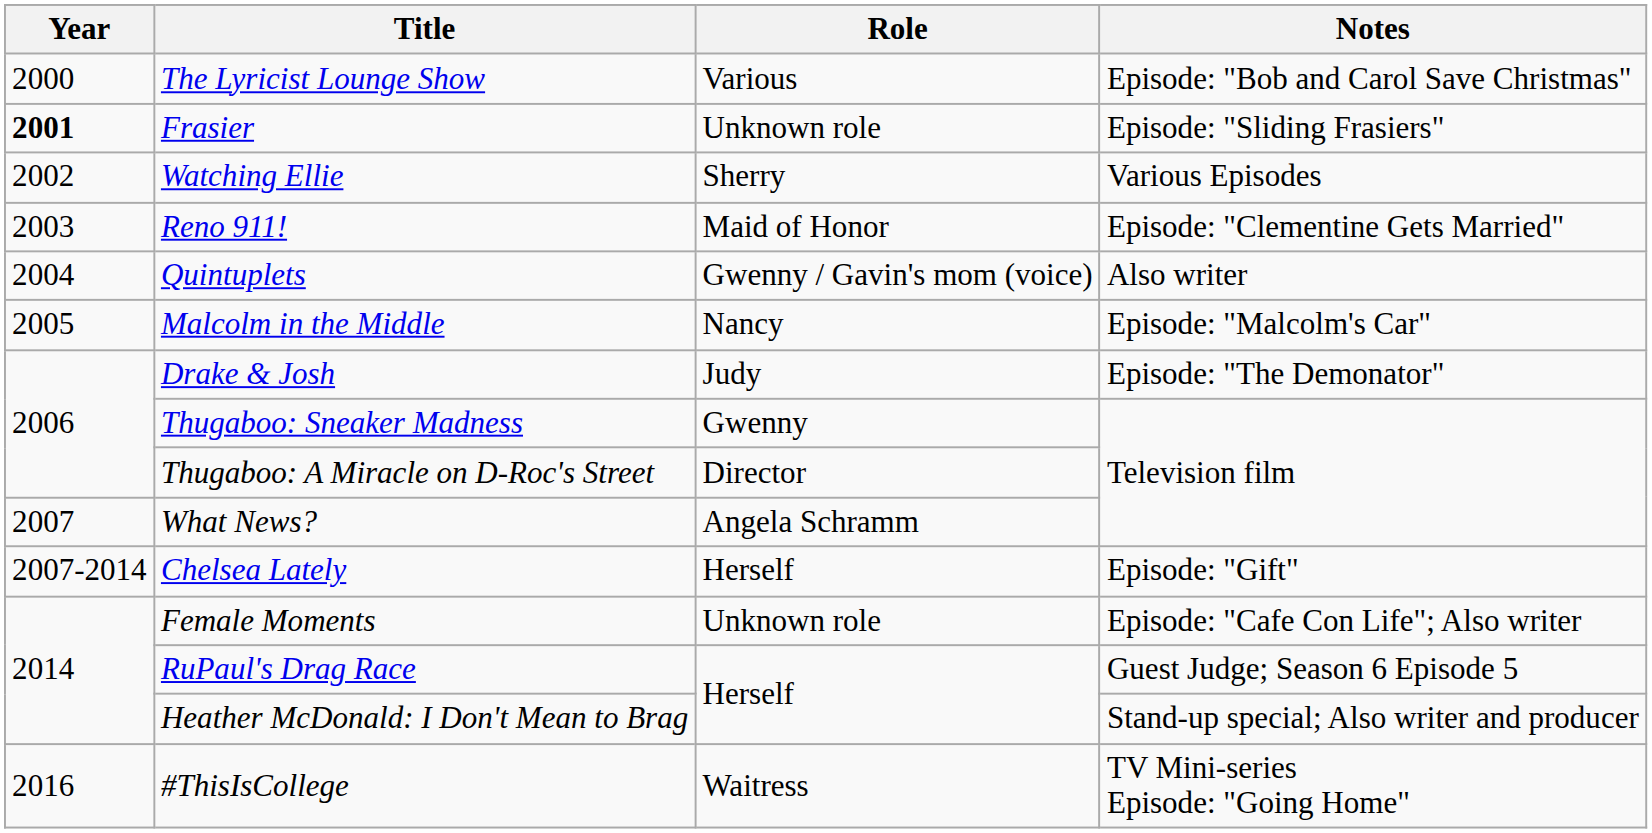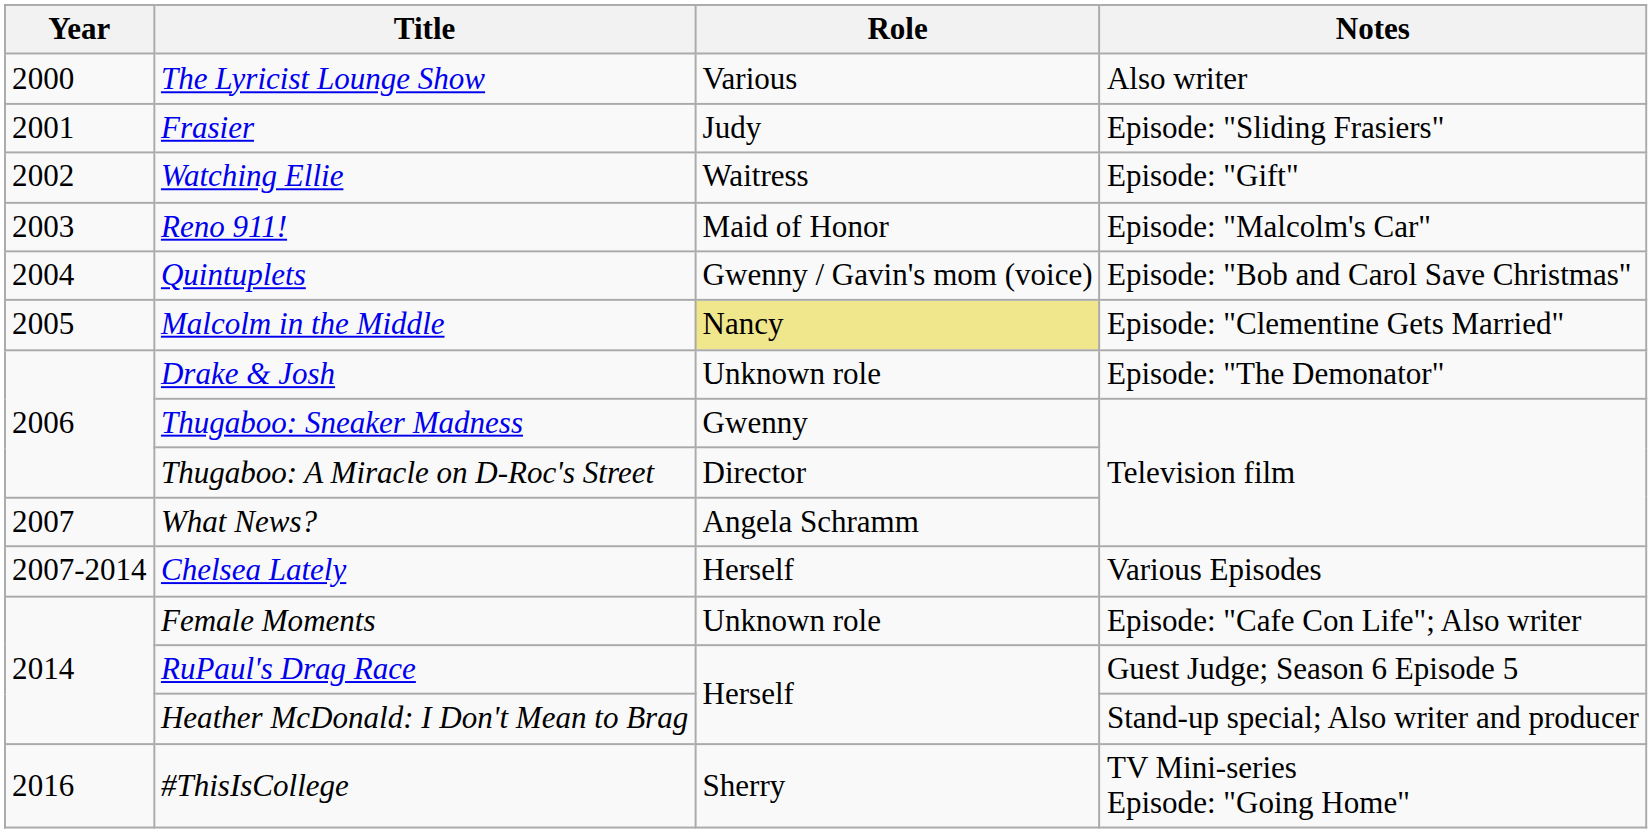(1369, 78) Episode: "Bob and Carol Save Christmas" -> (1177, 78) Also writer
(43, 127) bold -> (43, 127) normal
(792, 127) Unknown role -> (732, 127) Judy
(744, 176) Sherry -> (756, 176) Waitress
(1214, 176) Various Episodes -> (1203, 176) Episode: "Gift"
(1336, 226) Episode: "Clementine Gets Married" -> (1269, 226) Episode: "Malcolm's Car"
(1177, 275) Also writer -> (1369, 275) Episode: "Bob and Carol Save Christmas"
(743, 324) no background -> (743, 324) khaki background
(1269, 324) Episode: "Malcolm's Car" -> (1336, 324) Episode: "Clementine Gets Married"
(732, 373) Judy -> (792, 373) Unknown role
(1203, 570) Episode: "Gift" -> (1214, 570) Various Episodes
(756, 784) Waitress -> (744, 784) Sherry
